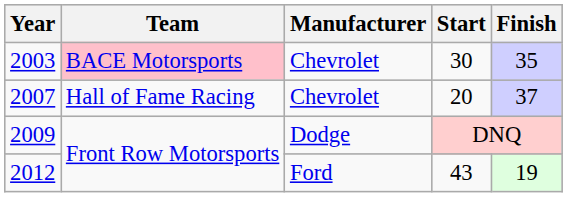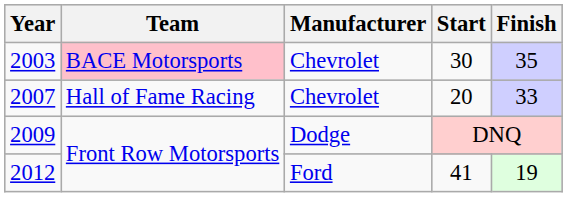(527, 98) 37 -> (527, 98) 33
(461, 172) 43 -> (461, 172) 41
